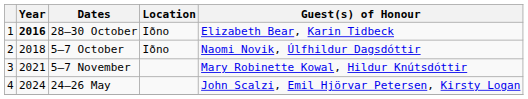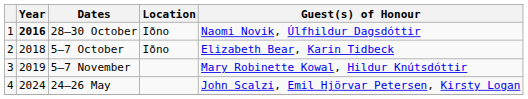(298, 31) Elizabeth Bear, Karin Tidbeck -> (311, 31) Naomi Novik, Úlfhildur Dagsdóttir
(311, 49) Naomi Novik, Úlfhildur Dagsdóttir -> (298, 49) Elizabeth Bear, Karin Tidbeck
(32, 67) 2021 -> (32, 67) 2019
